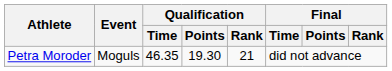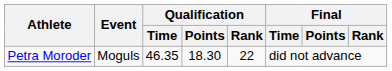(205, 57) 19.30 -> (205, 57) 18.30
(247, 57) 21 -> (247, 57) 22
